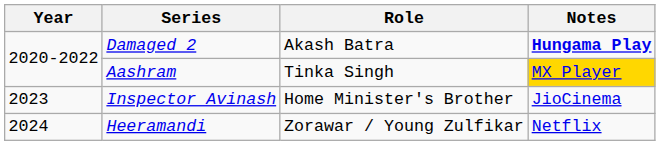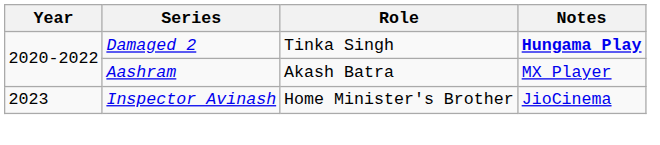(339, 45) Akash Batra -> (339, 45) Tinka Singh
(339, 72) Tinka Singh -> (339, 72) Akash Batra
(577, 72) gold background -> (567, 72) no background
- row: (156, 127)
